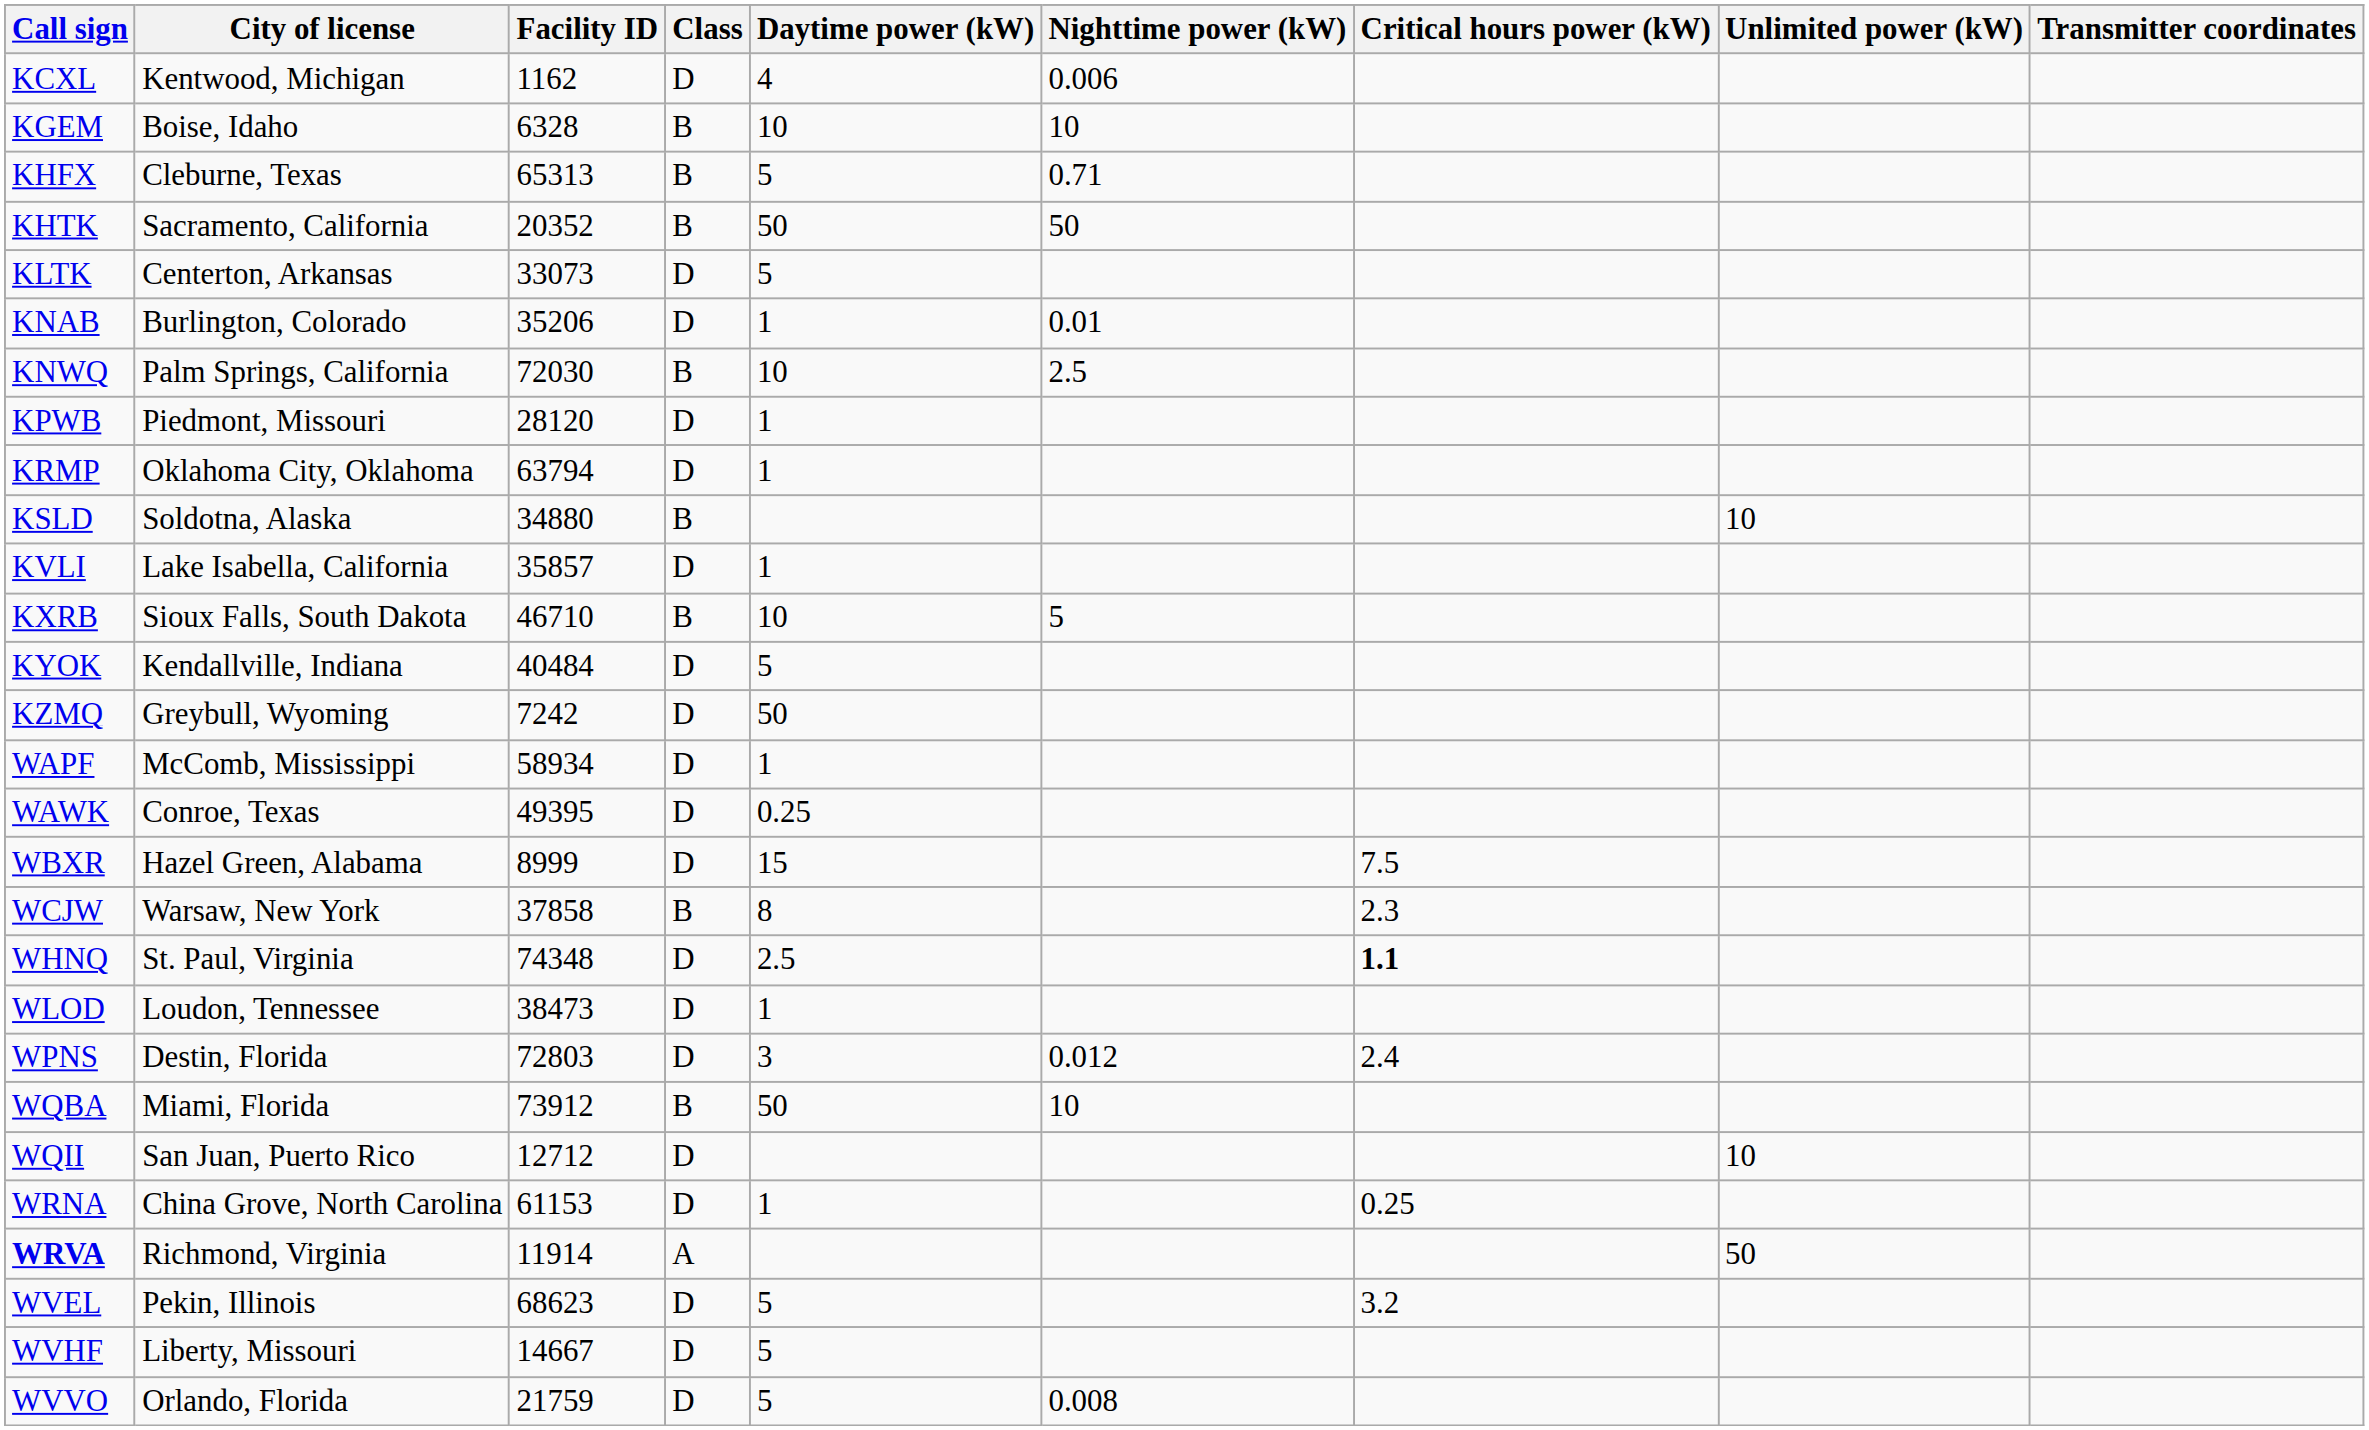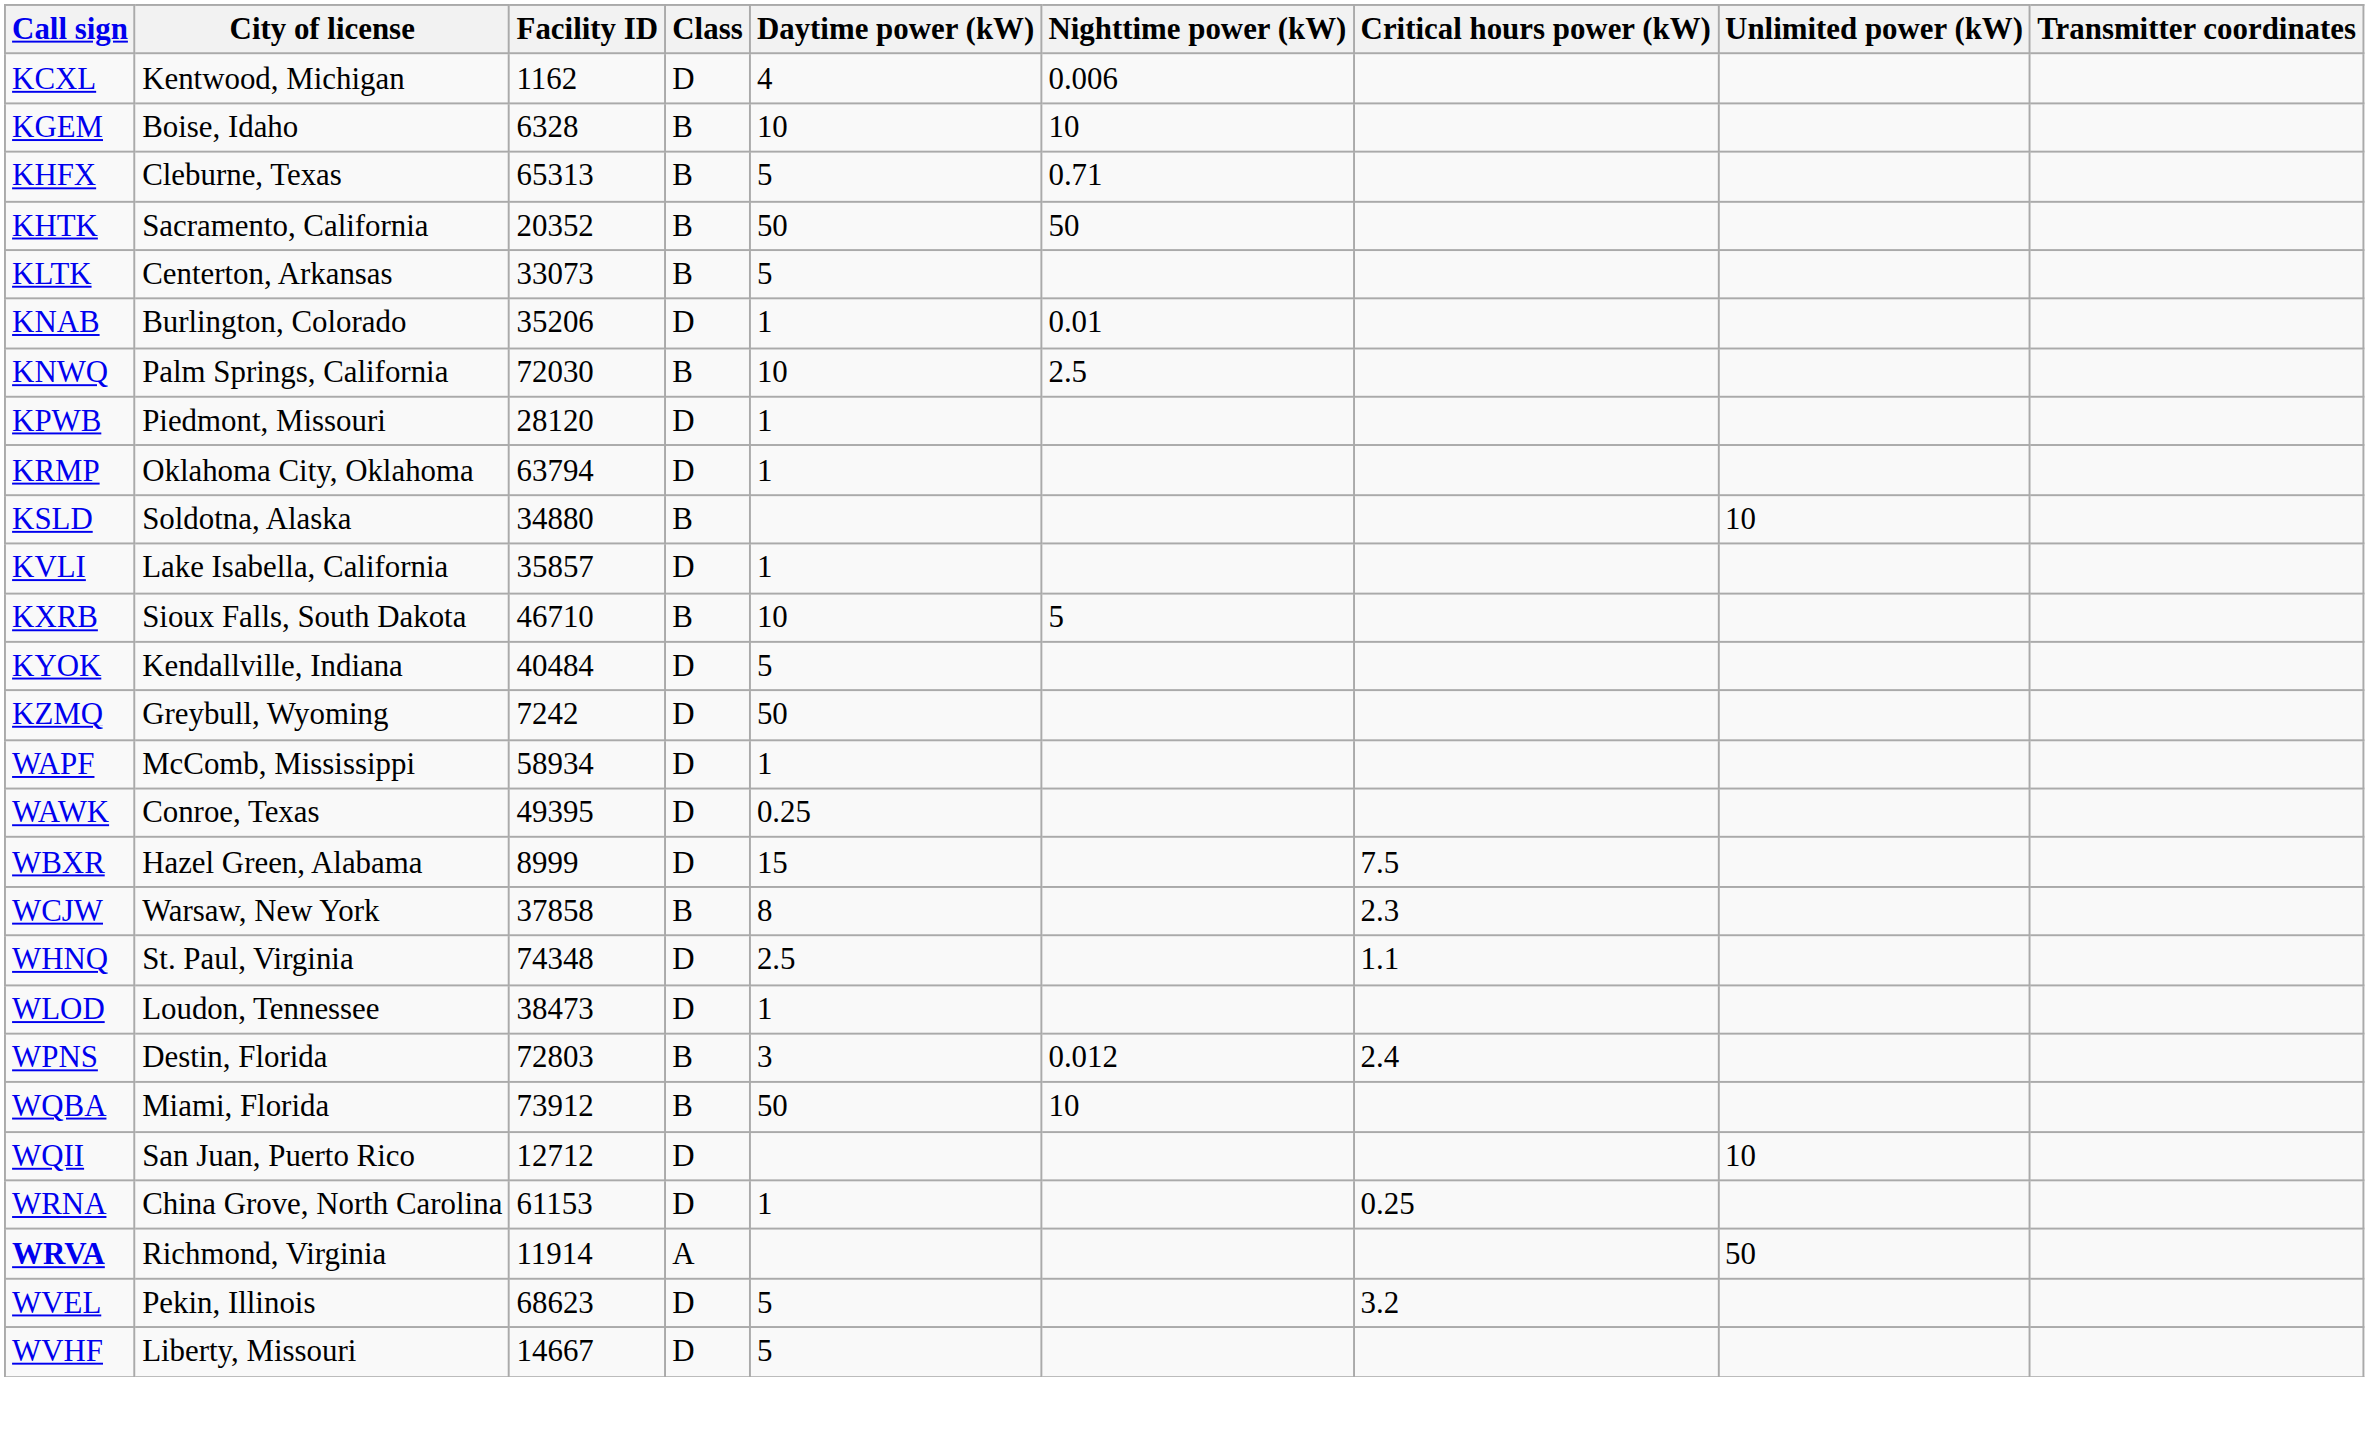(683, 273) D -> (683, 273) B
(1380, 959) bold -> (1380, 959) normal
(683, 1057) D -> (683, 1057) B
- row: (60, 1400)
